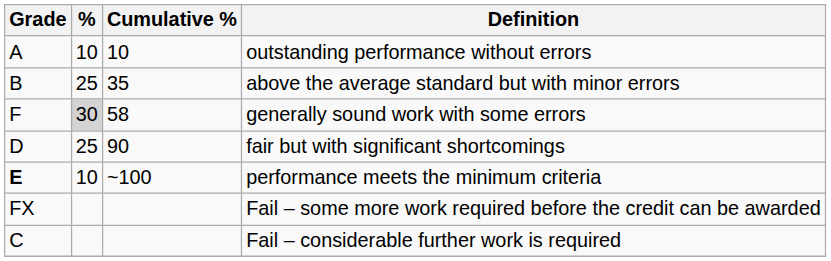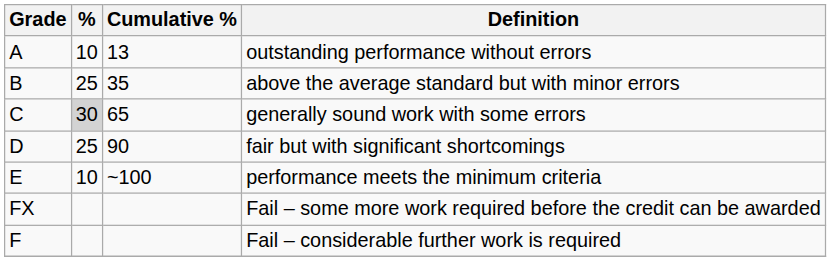(118, 51) 10 -> (118, 51) 13
(15, 114) F -> (16, 114) C
(118, 114) 58 -> (118, 114) 65
(16, 177) bold -> (16, 177) normal
(16, 240) C -> (15, 240) F
